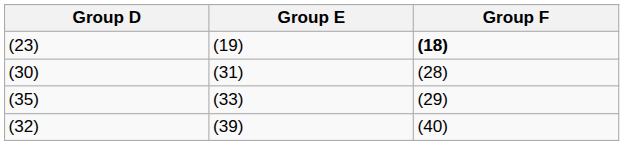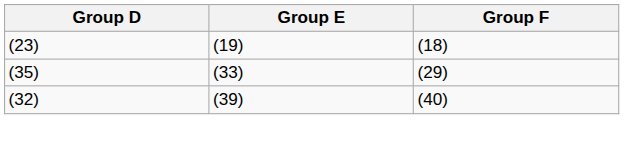(433, 45) bold -> (433, 45) normal
- row: (24, 72)
